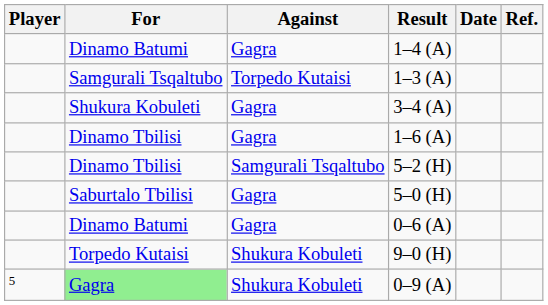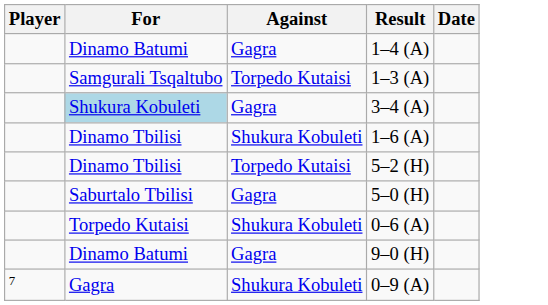- column: (522, 19)
(135, 107) no background -> (135, 107) lightblue background
(254, 136) Gagra -> (297, 136) Shukura Kobuleti
(308, 166) Samgurali Tsqaltubo -> (291, 166) Torpedo Kutaisi
(128, 225) Dinamo Batumi -> (129, 225) Torpedo Kutaisi
(254, 225) Gagra -> (297, 225) Shukura Kobuleti
(129, 254) Torpedo Kutaisi -> (128, 254) Dinamo Batumi
(297, 254) Shukura Kobuleti -> (254, 254) Gagra
(12, 284) 5 -> (12, 284) 7
(92, 284) lightgreen background -> (92, 284) no background
